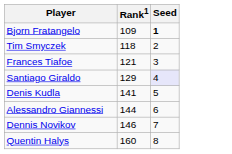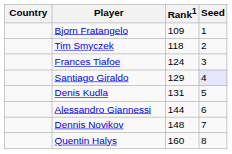+ column: (28, 13)
(156, 30) bold -> (204, 30) normal
(128, 62) 121 -> (176, 62) 124
(128, 93) 141 -> (176, 93) 131
(128, 125) 146 -> (176, 125) 148
